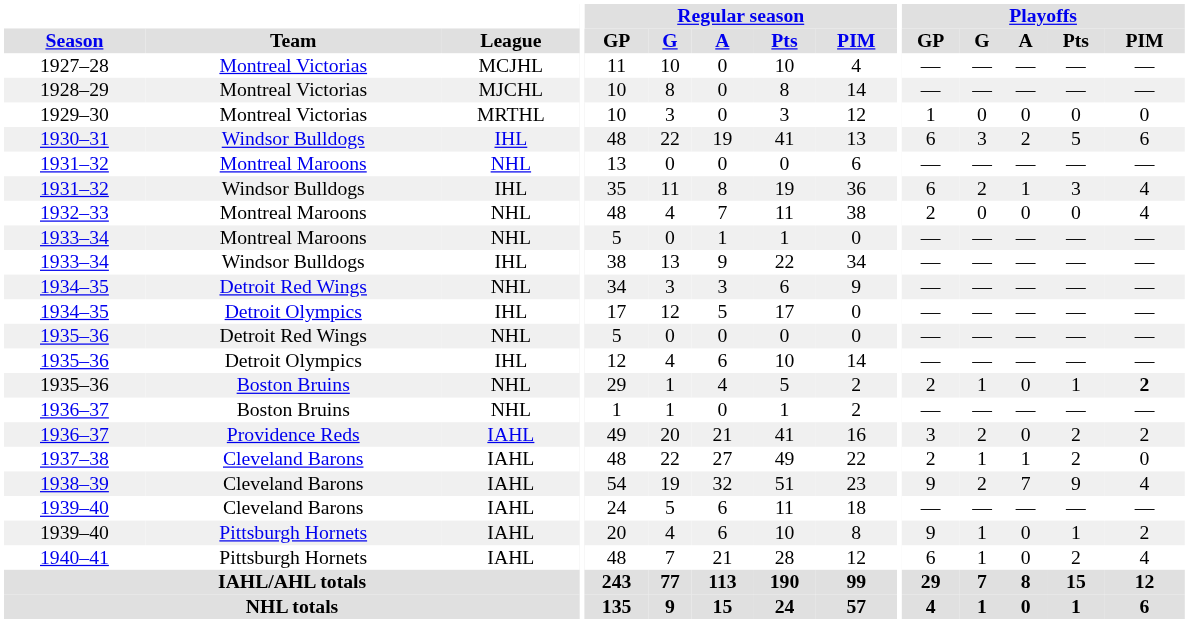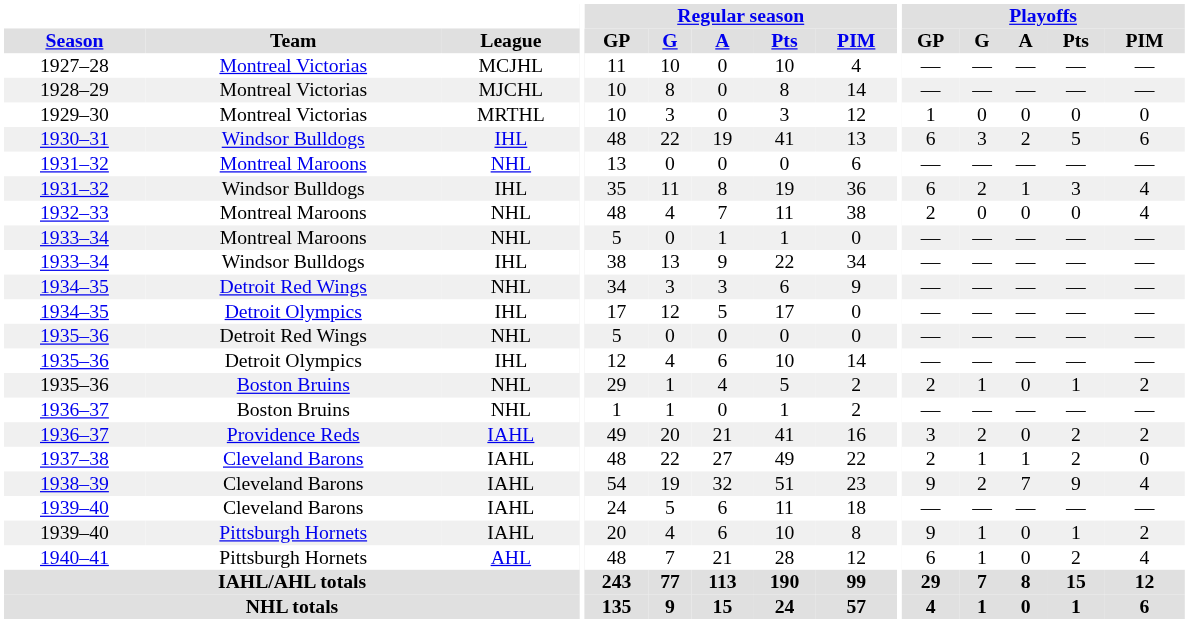(1145, 385) bold -> (1145, 385) normal
(511, 557) IAHL -> (511, 557) AHL
